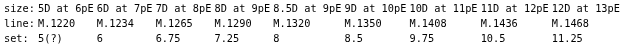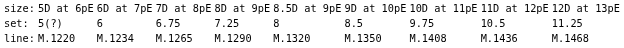rows swapped: (16, 38) <-> (19, 23)
